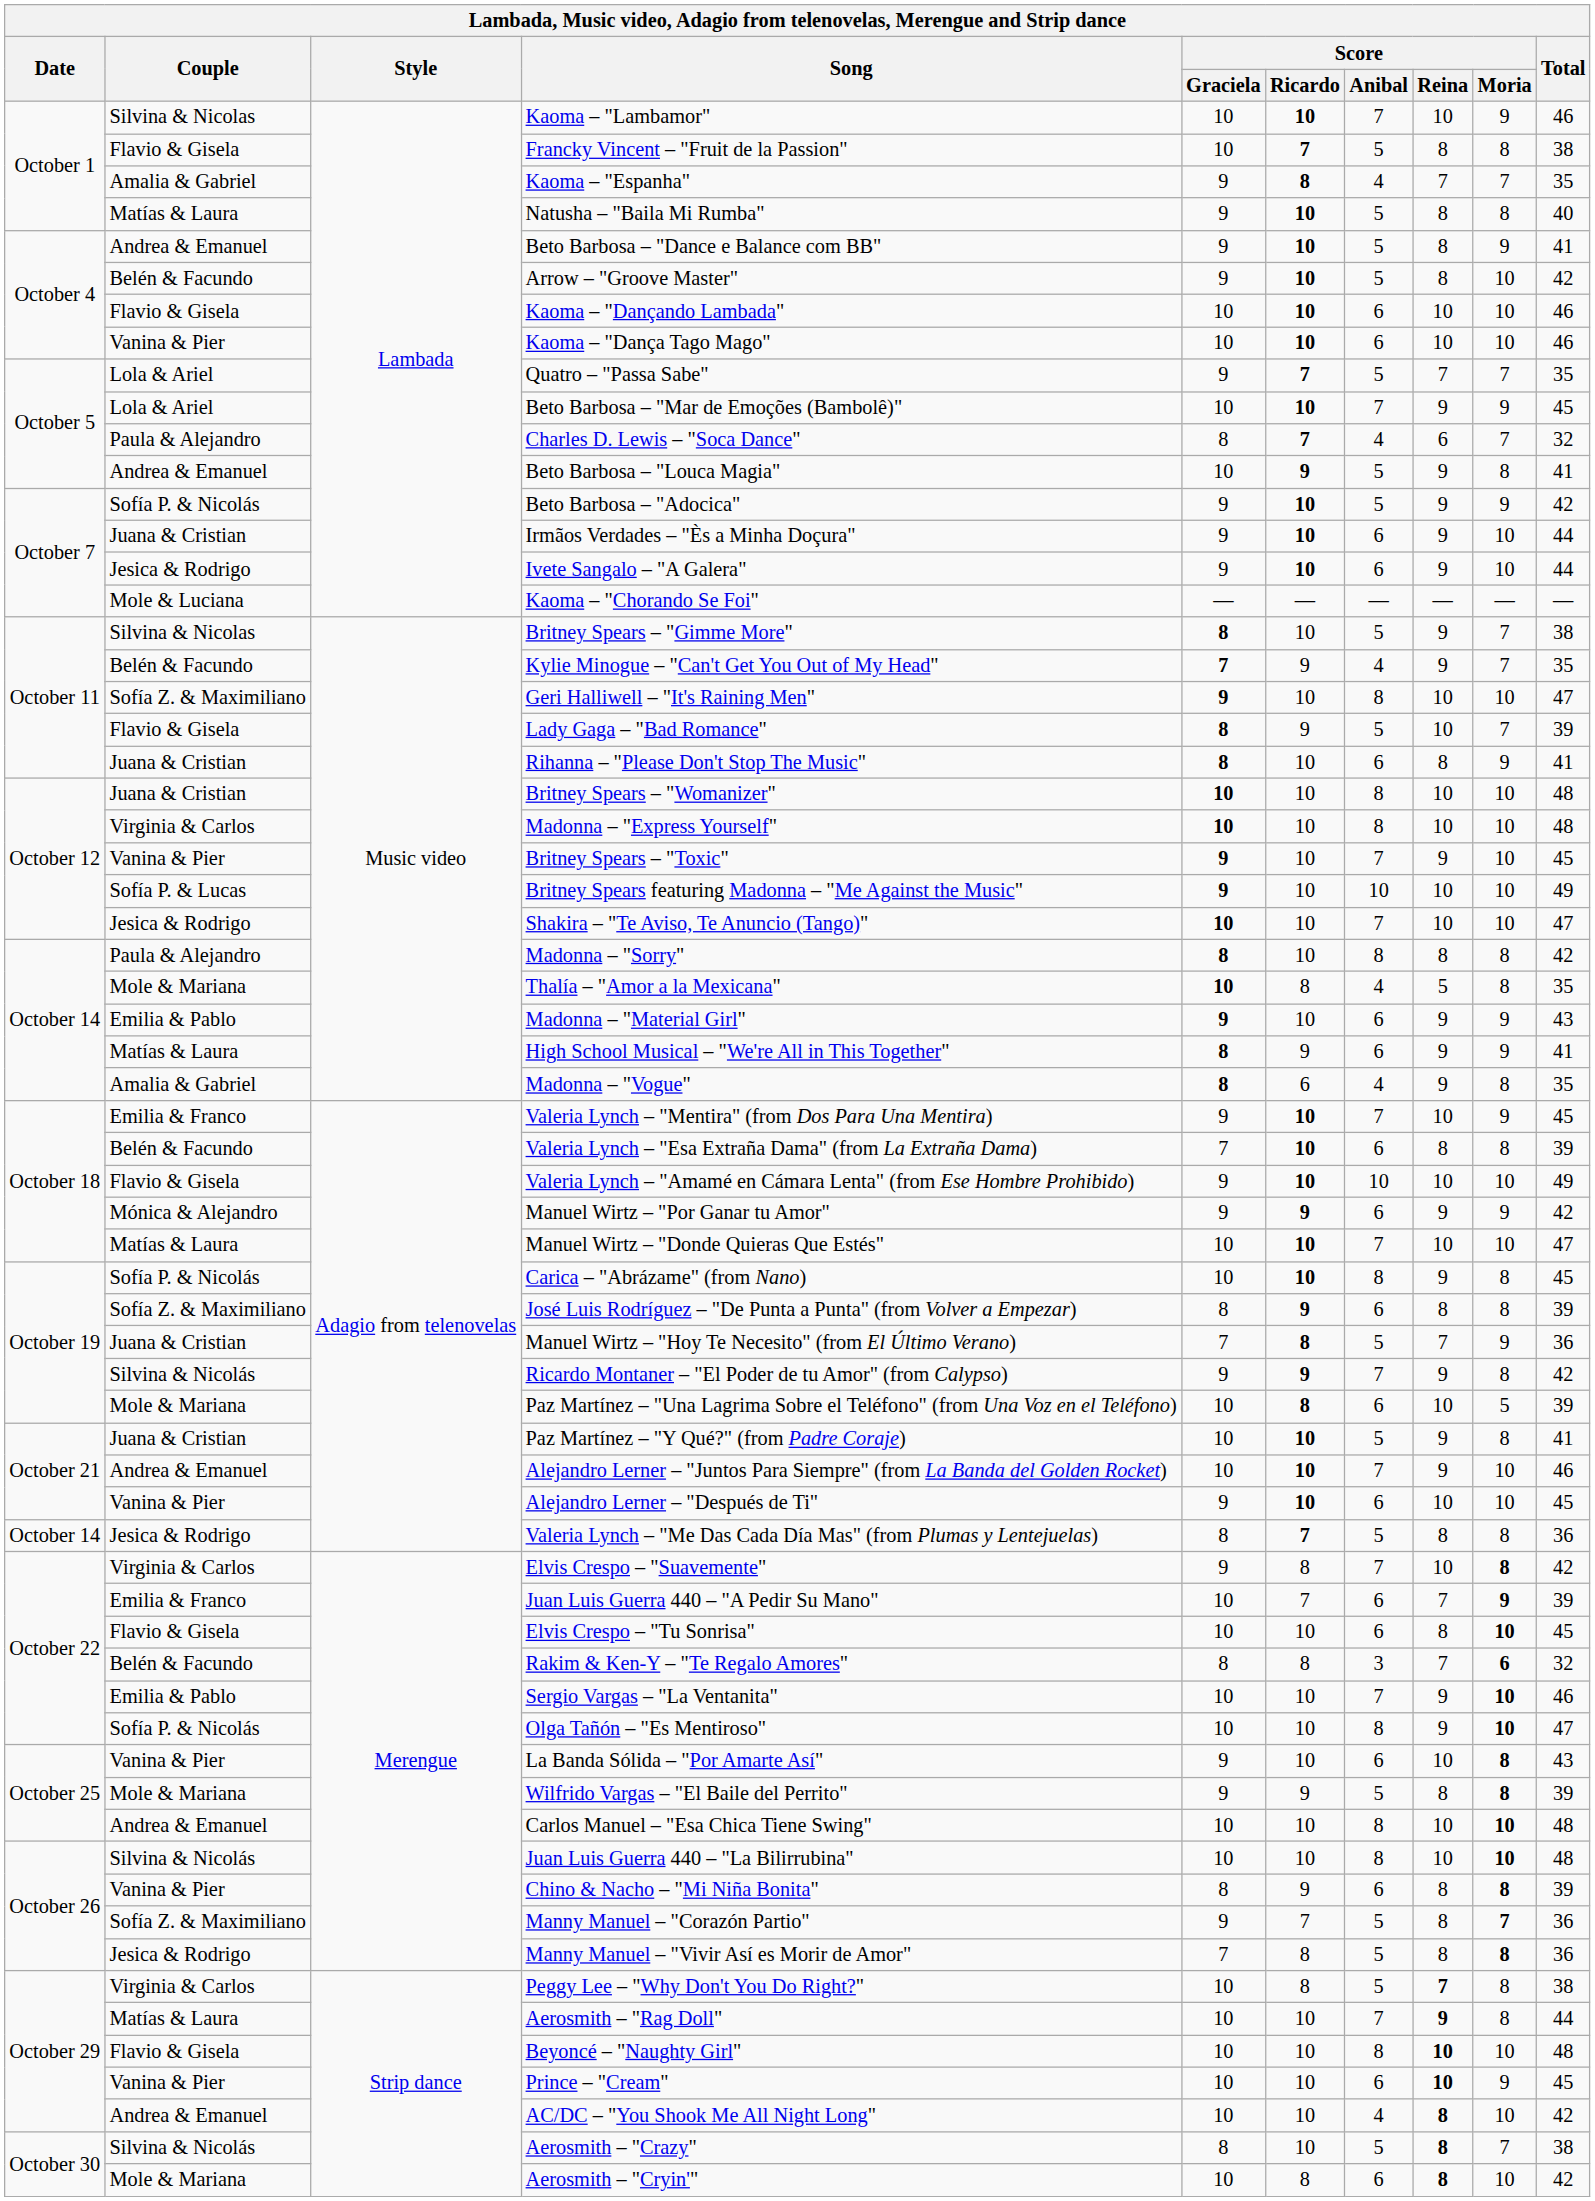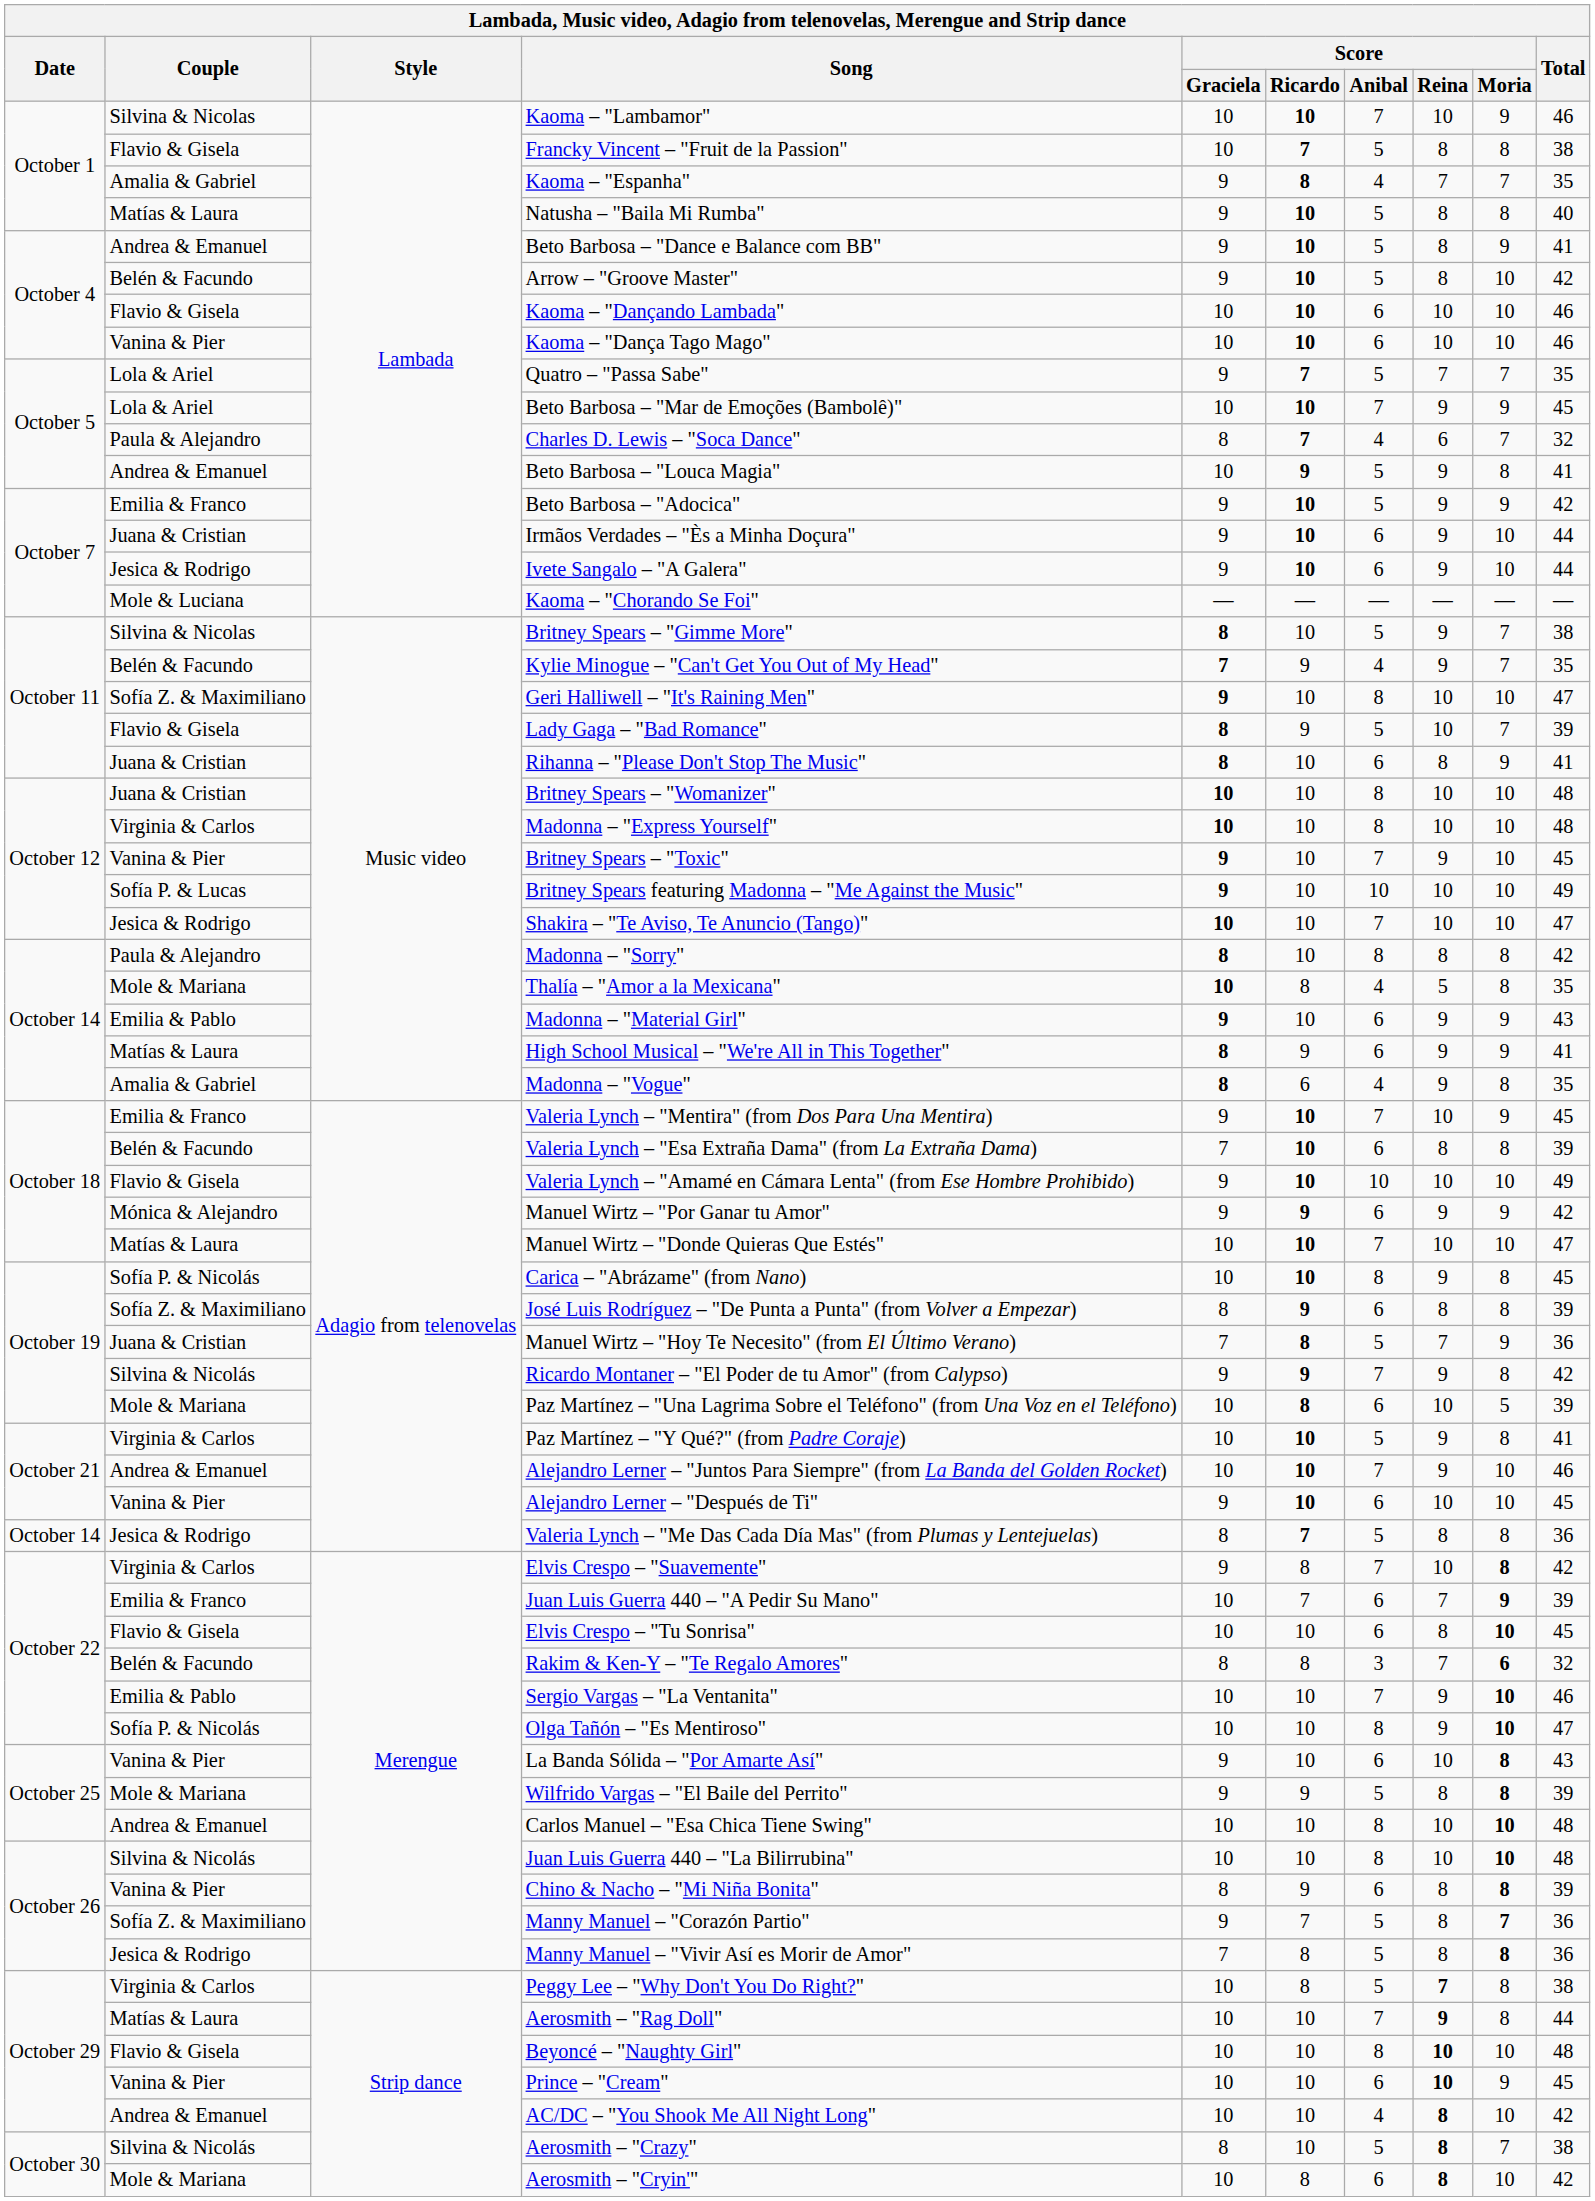(185, 504) Sofía P. & Nicolás -> (178, 504) Emilia & Franco
(178, 1438) Juana & Cristian -> (182, 1438) Virginia & Carlos
